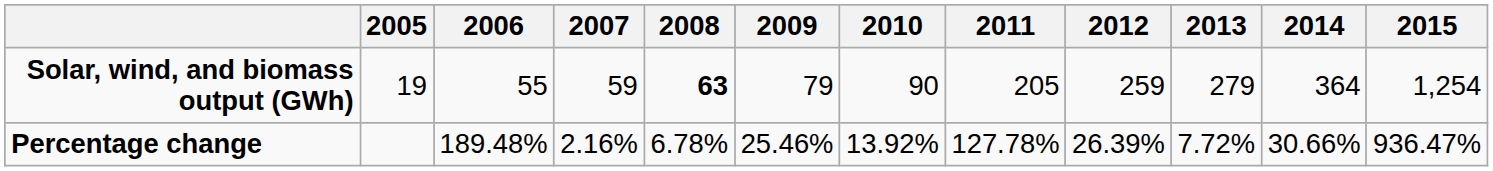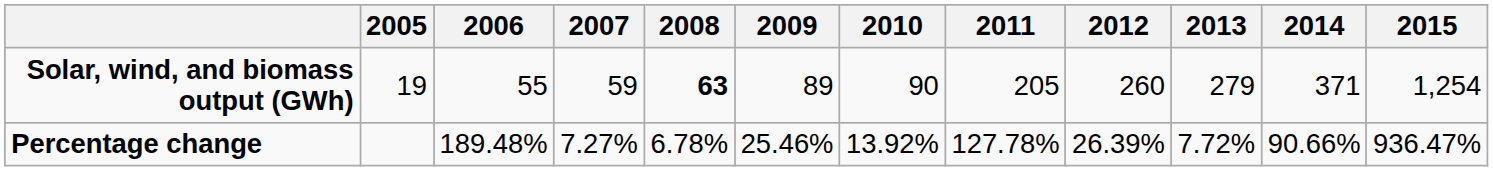(818, 84) 79 -> (818, 84) 89
(1142, 84) 259 -> (1142, 84) 260
(1338, 84) 364 -> (1338, 84) 371
(599, 143) 2.16% -> (599, 143) 7.27%
(1314, 143) 30.66% -> (1314, 143) 90.66%
